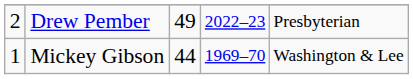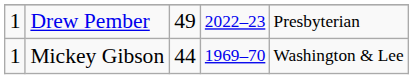(15, 21) 2 -> (15, 21) 1
